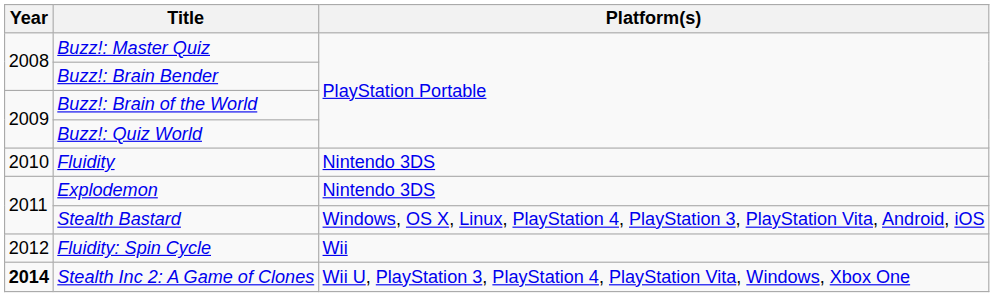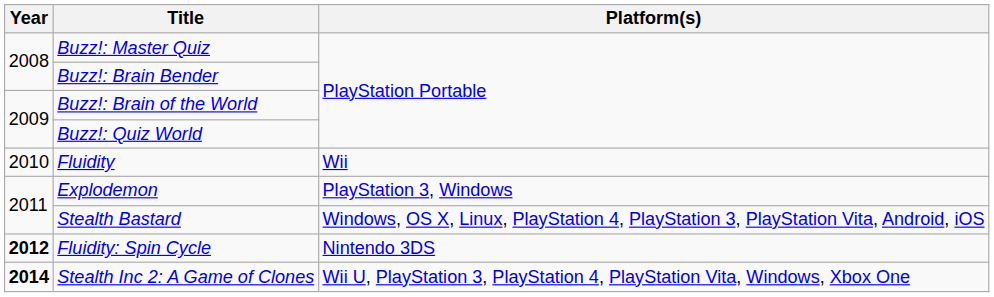(379, 162) Nintendo 3DS -> (335, 162) Wii
(379, 190) Nintendo 3DS -> (418, 190) PlayStation 3, Windows
(29, 248) normal -> (29, 248) bold
(335, 248) Wii -> (379, 248) Nintendo 3DS
